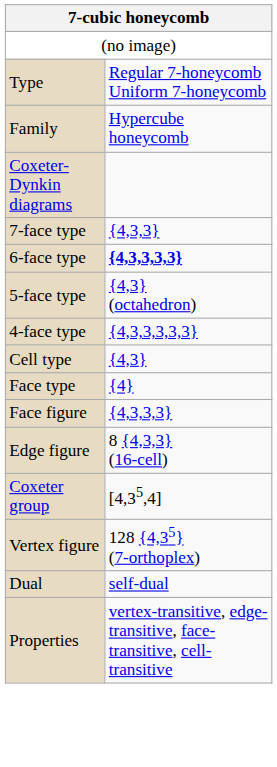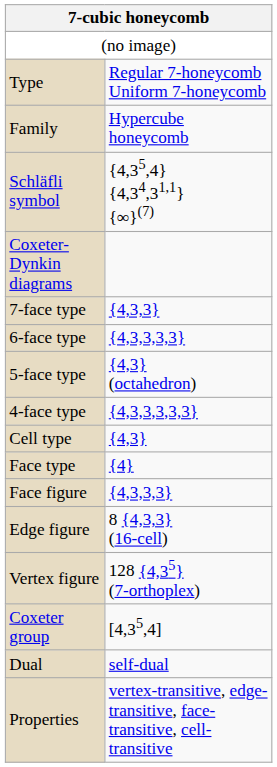+ row: (36, 191)
(145, 258) bold -> (147, 337) normal
rows swapped: (54, 545) <-> (36, 496)
